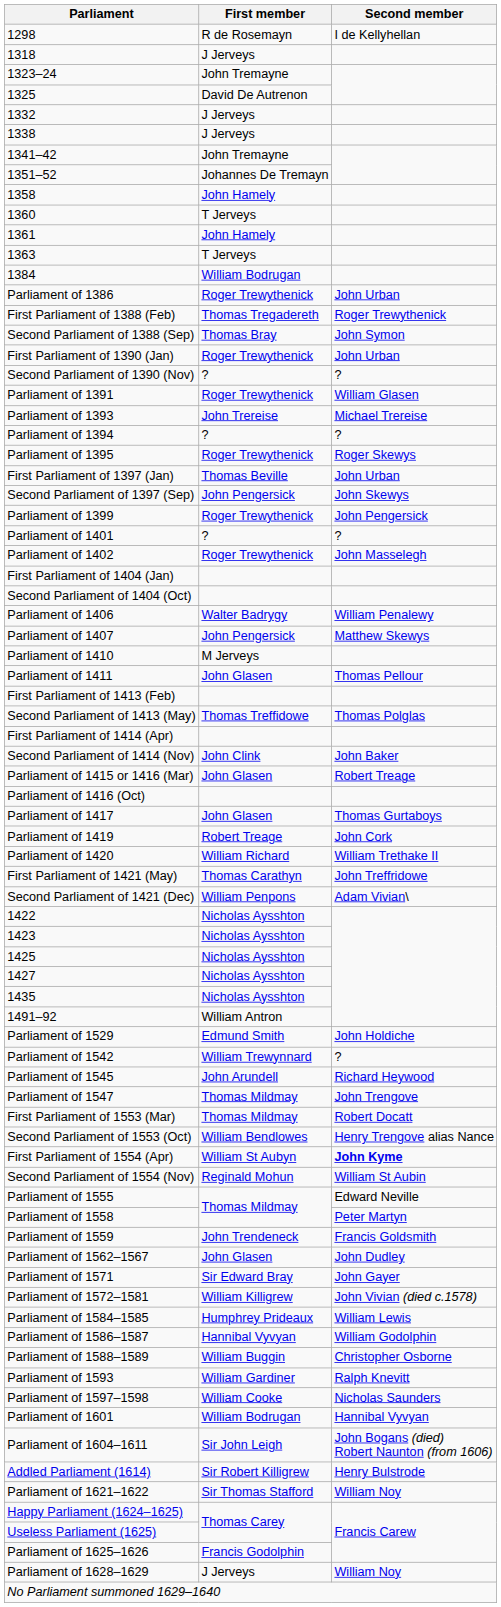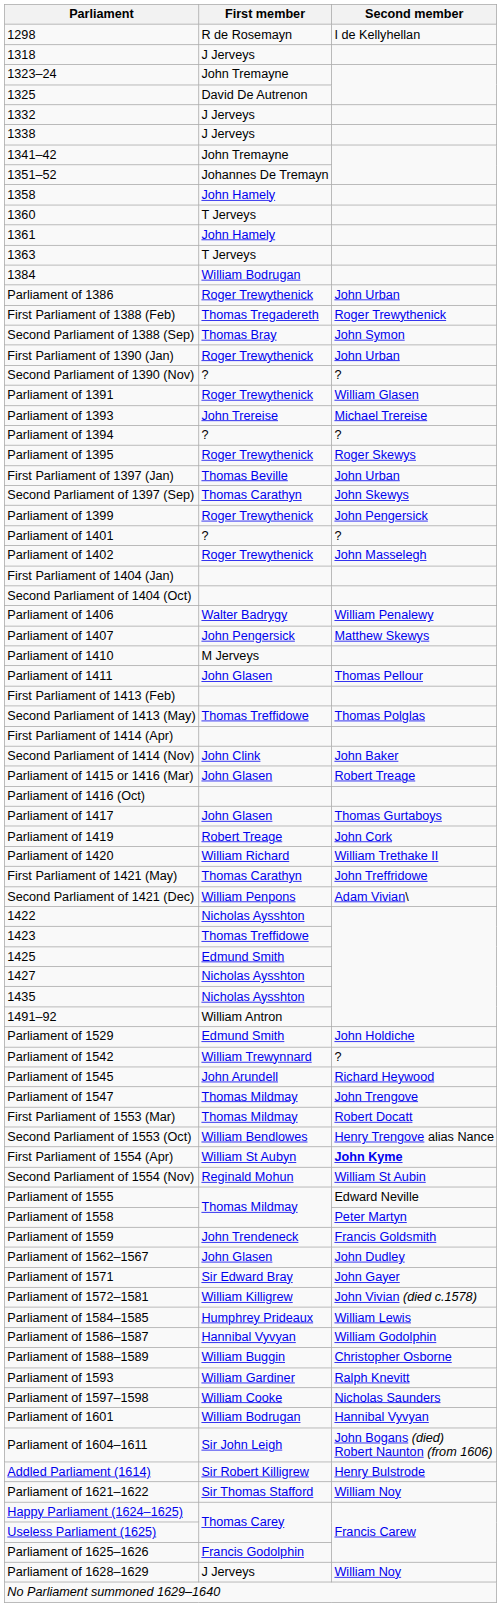(248, 495) John Pengersick -> (252, 495) Thomas Carathyn
(253, 936) Nicholas Aysshton -> (255, 936) Thomas Treffidowe
(253, 956) Nicholas Aysshton -> (243, 956) Edmund Smith
